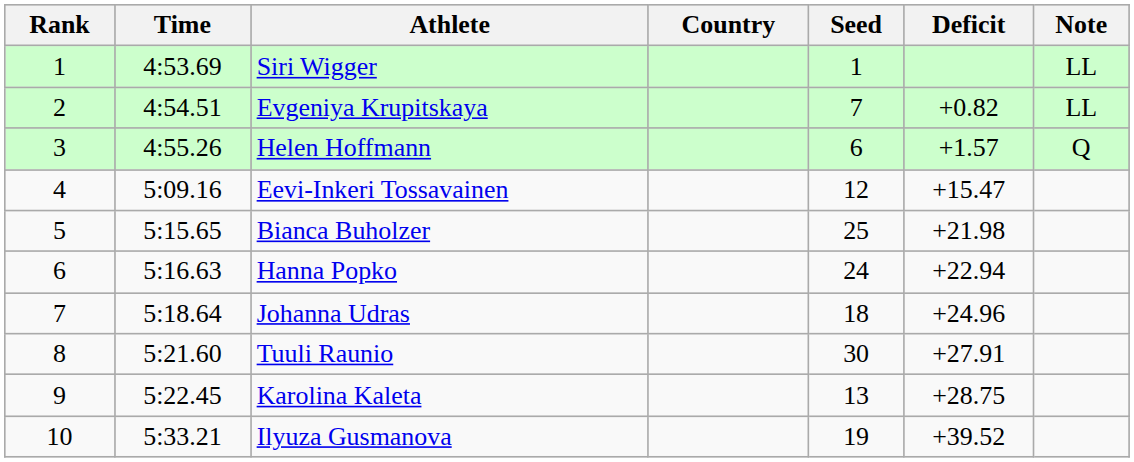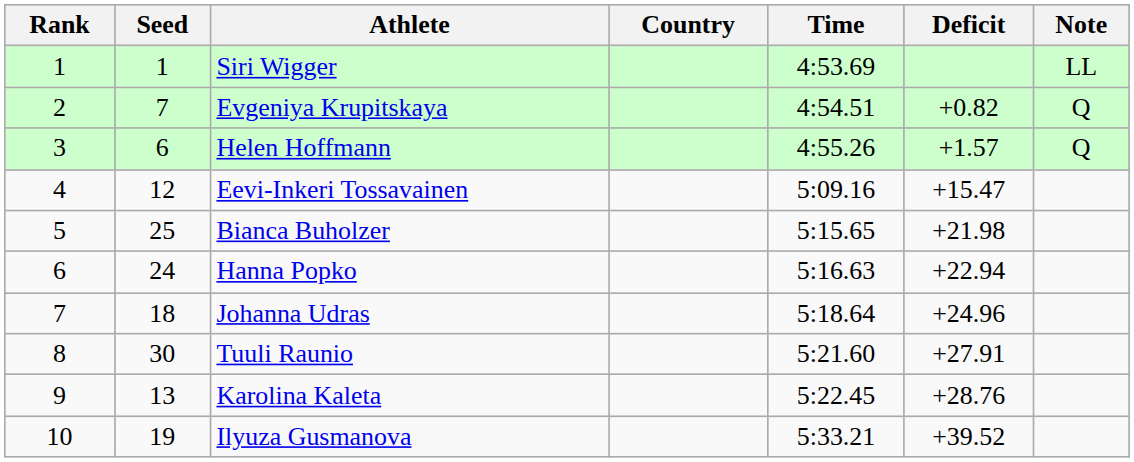columns swapped: (856, 25) <-> (182, 25)
(1081, 107) LL -> (1081, 107) Q
(969, 395) +28.75 -> (969, 395) +28.76
